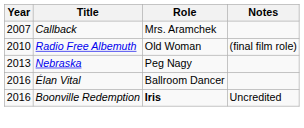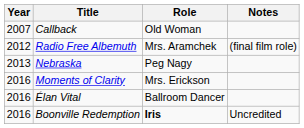(181, 30) Mrs. Aramchek -> (173, 30) Old Woman
(19, 47) 2010 -> (19, 47) 2012
(173, 47) Old Woman -> (181, 47) Mrs. Aramchek
+ row: (80, 81)
